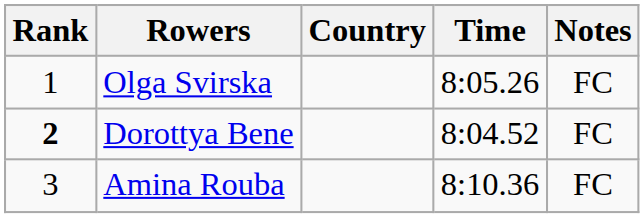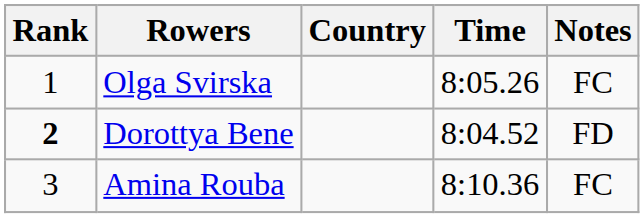(593, 133) FC -> (593, 133) FD
